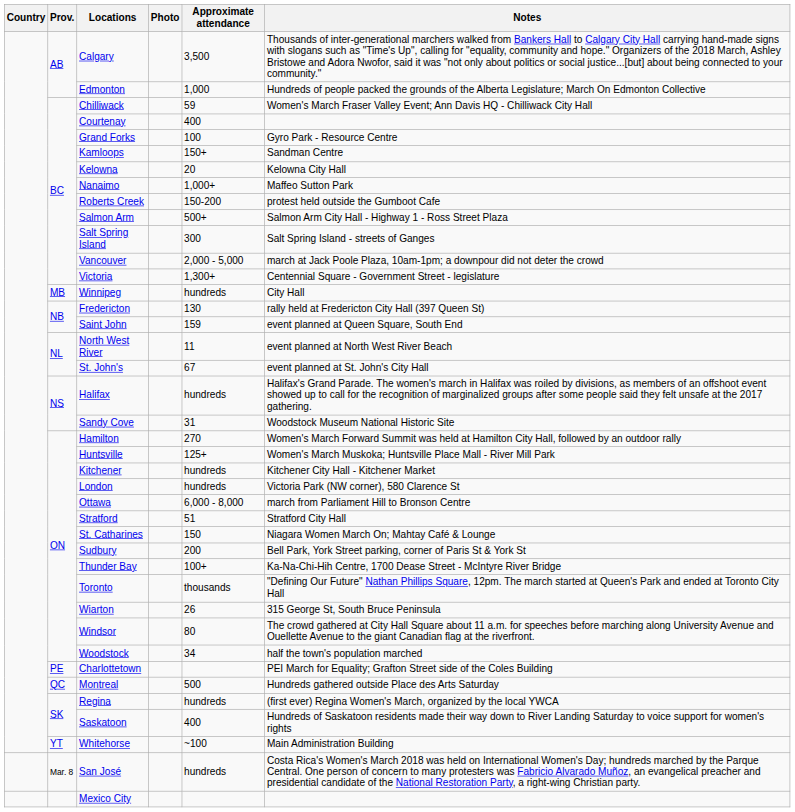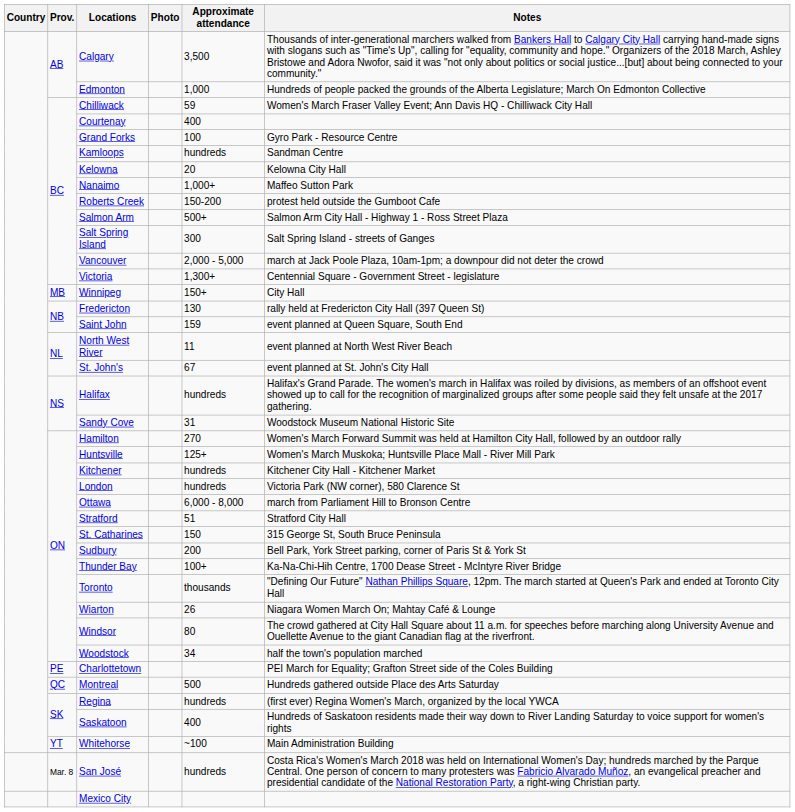(195, 153) 150+ -> (205, 153) hundreds
(205, 293) hundreds -> (195, 293) 150+
(381, 534) Niagara Women March On; Mahtay Café & Lounge -> (354, 534) 315 George St, South Bruce Peninsula
(354, 610) 315 George St, South Bruce Peninsula -> (381, 610) Niagara Women March On; Mahtay Café & Lounge
